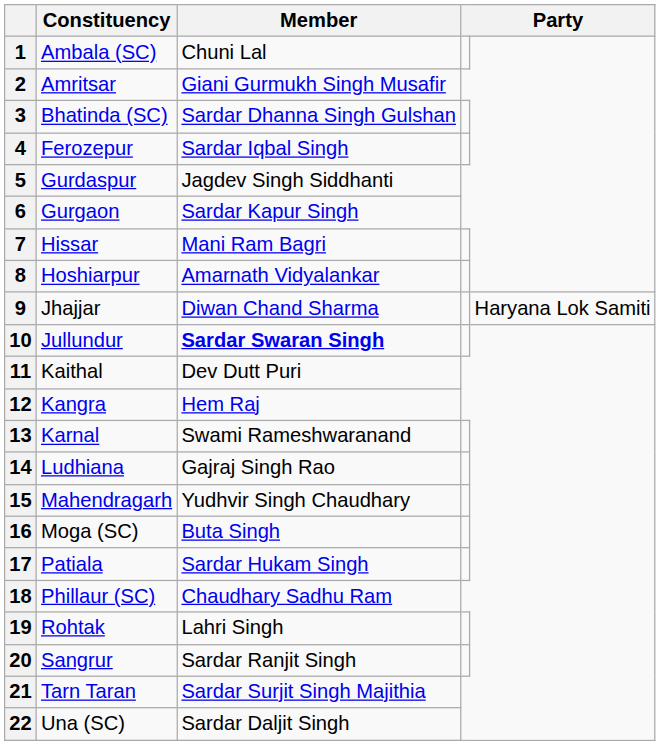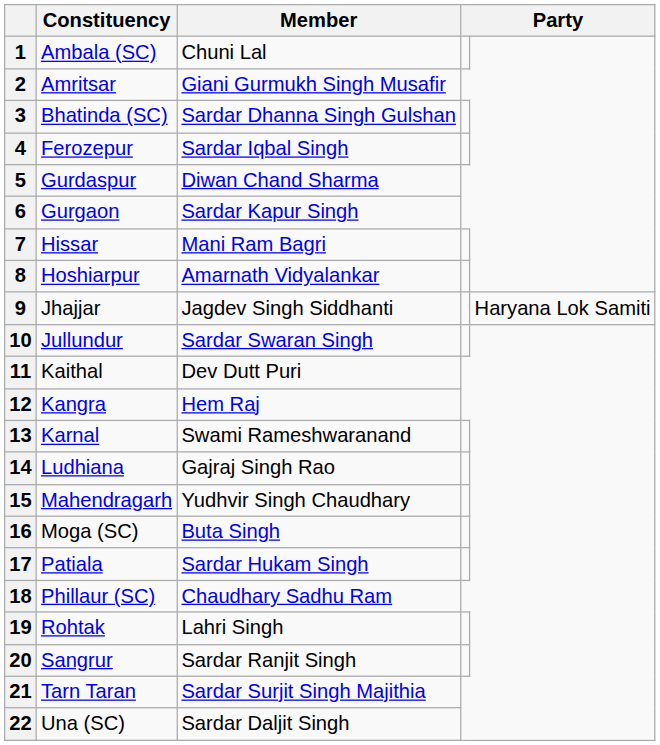(287, 180) Jagdev Singh Siddhanti -> (280, 180) Diwan Chand Sharma
(280, 308) Diwan Chand Sharma -> (287, 308) Jagdev Singh Siddhanti
(283, 340) bold -> (277, 340) normal
